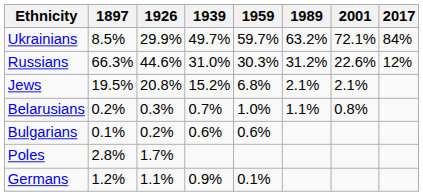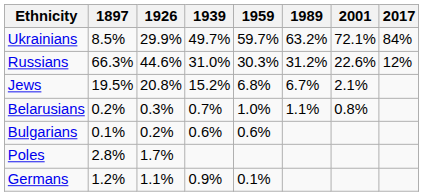(302, 86) 2.1% -> (302, 86) 6.7%
